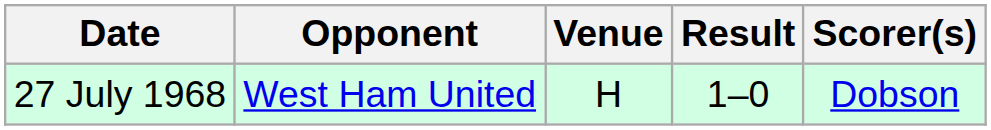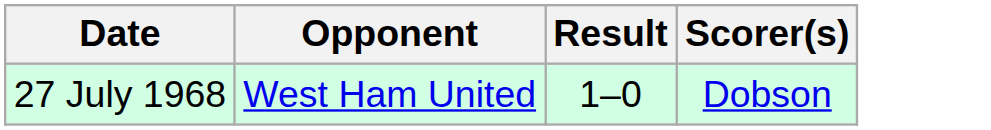- column: (608, 34)
